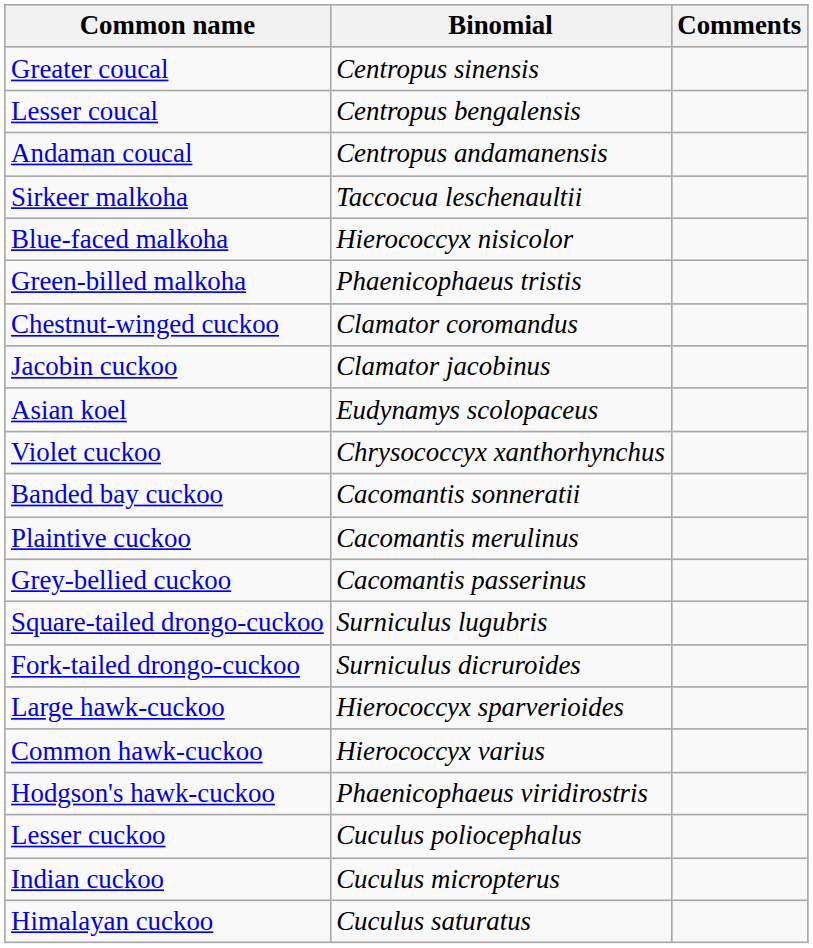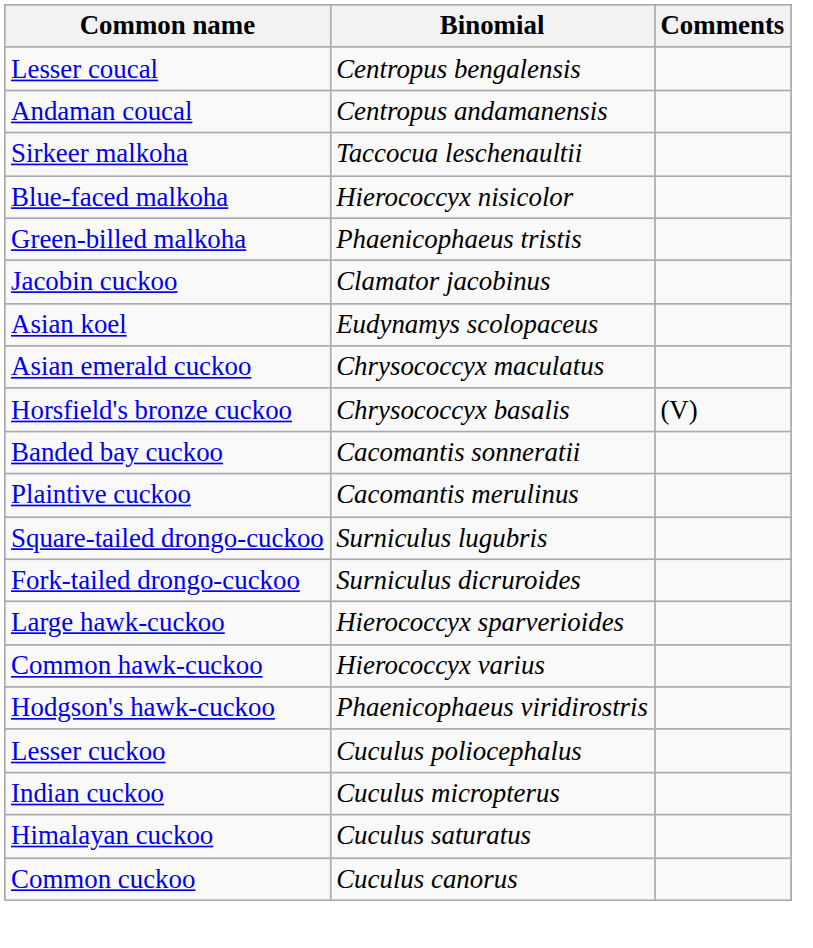- row: (90, 68)
- row: (145, 324)
+ row: (131, 366)
- row: (86, 452)
+ row: (152, 409)
- row: (121, 580)
+ row: (103, 878)
